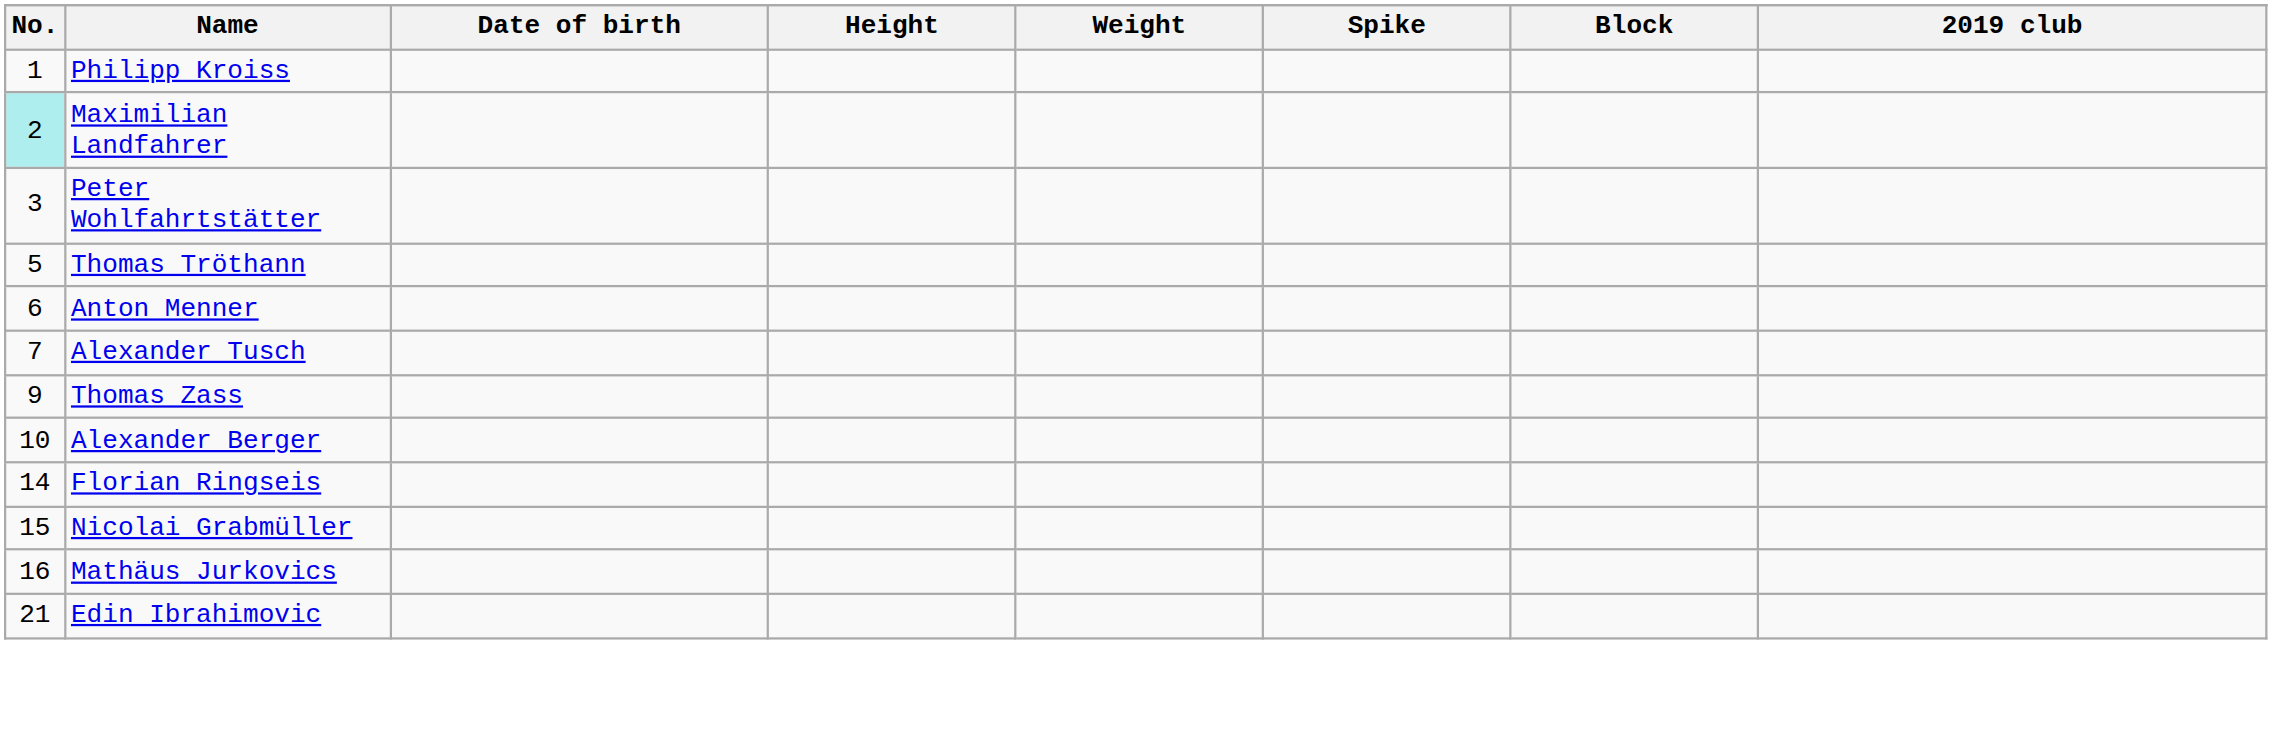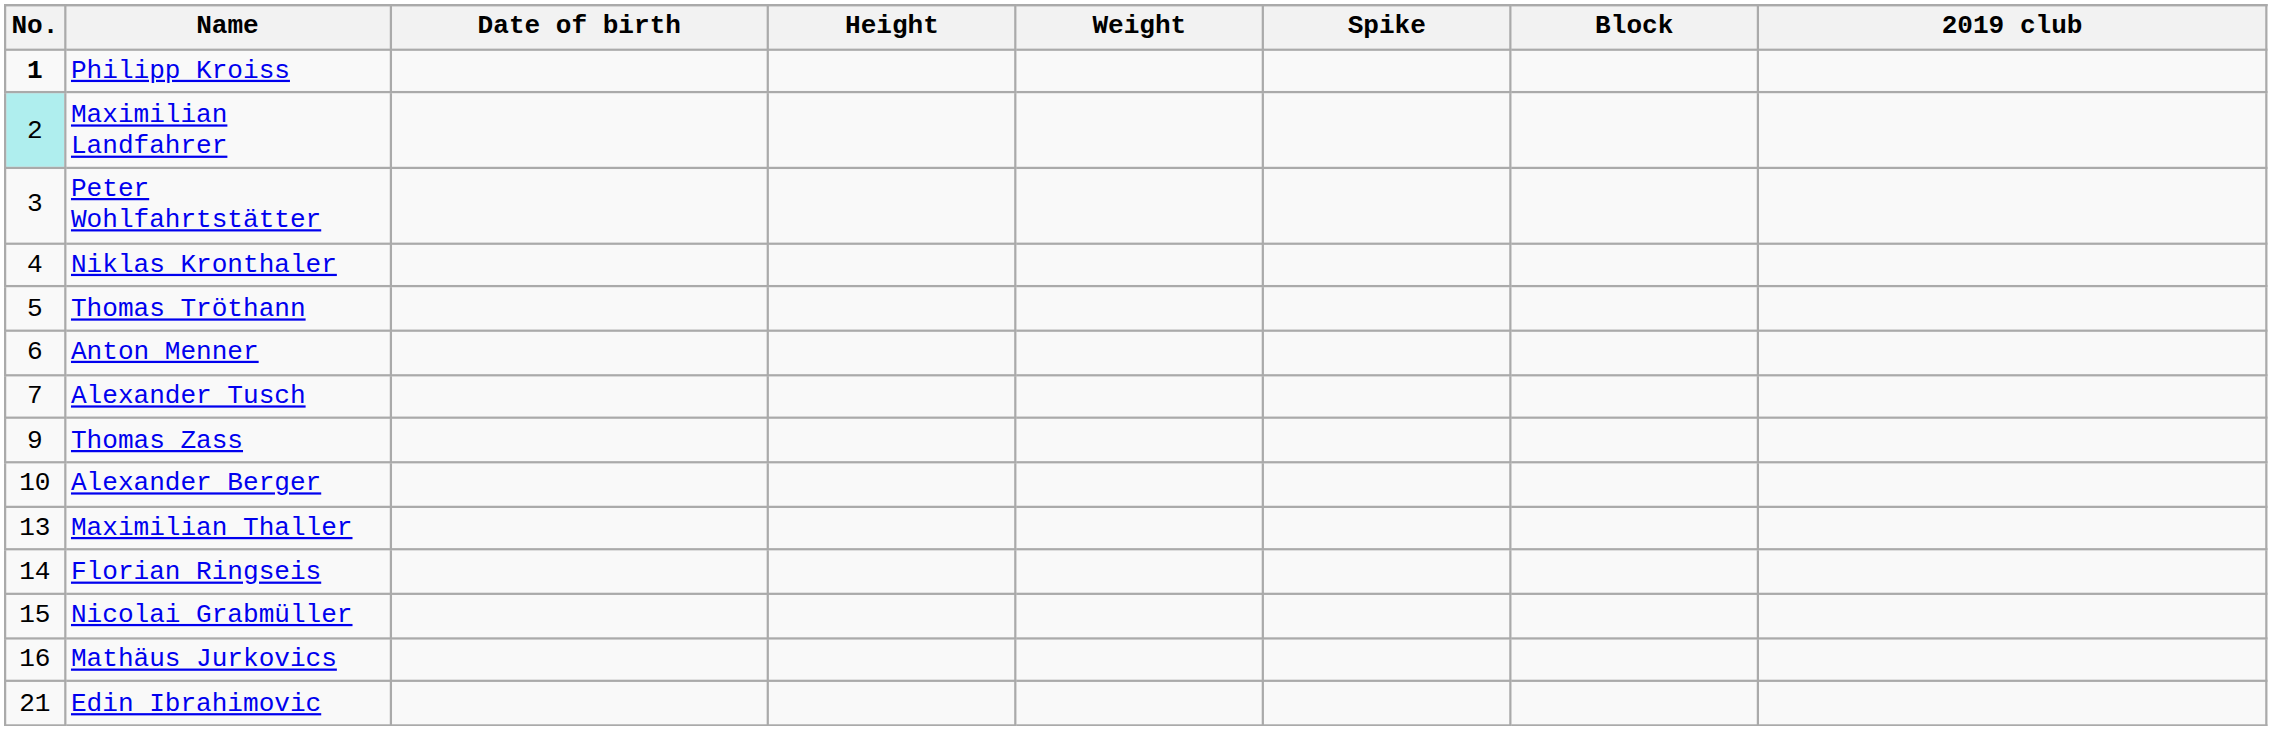(35, 71) normal -> (35, 71) bold
+ row: (204, 264)
+ row: (212, 527)
